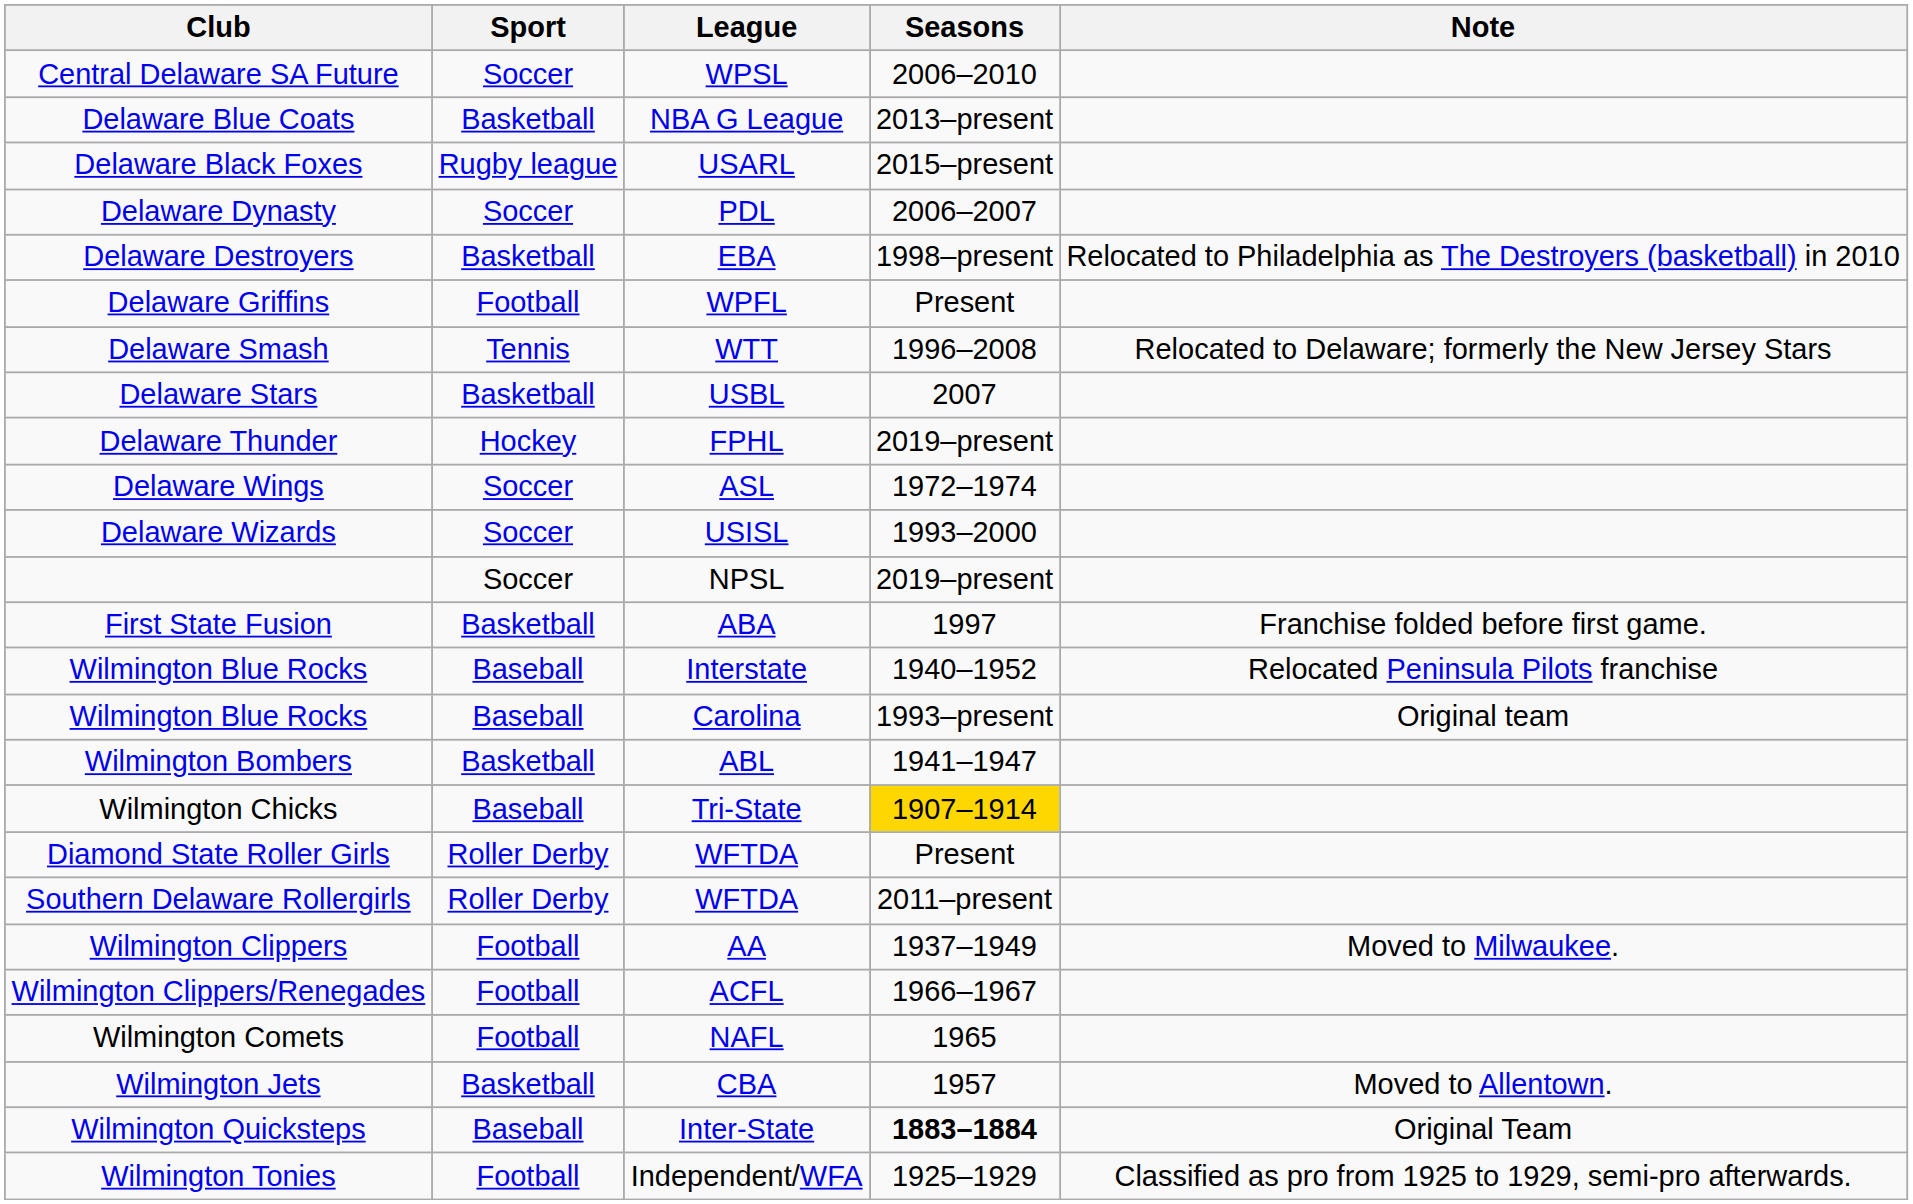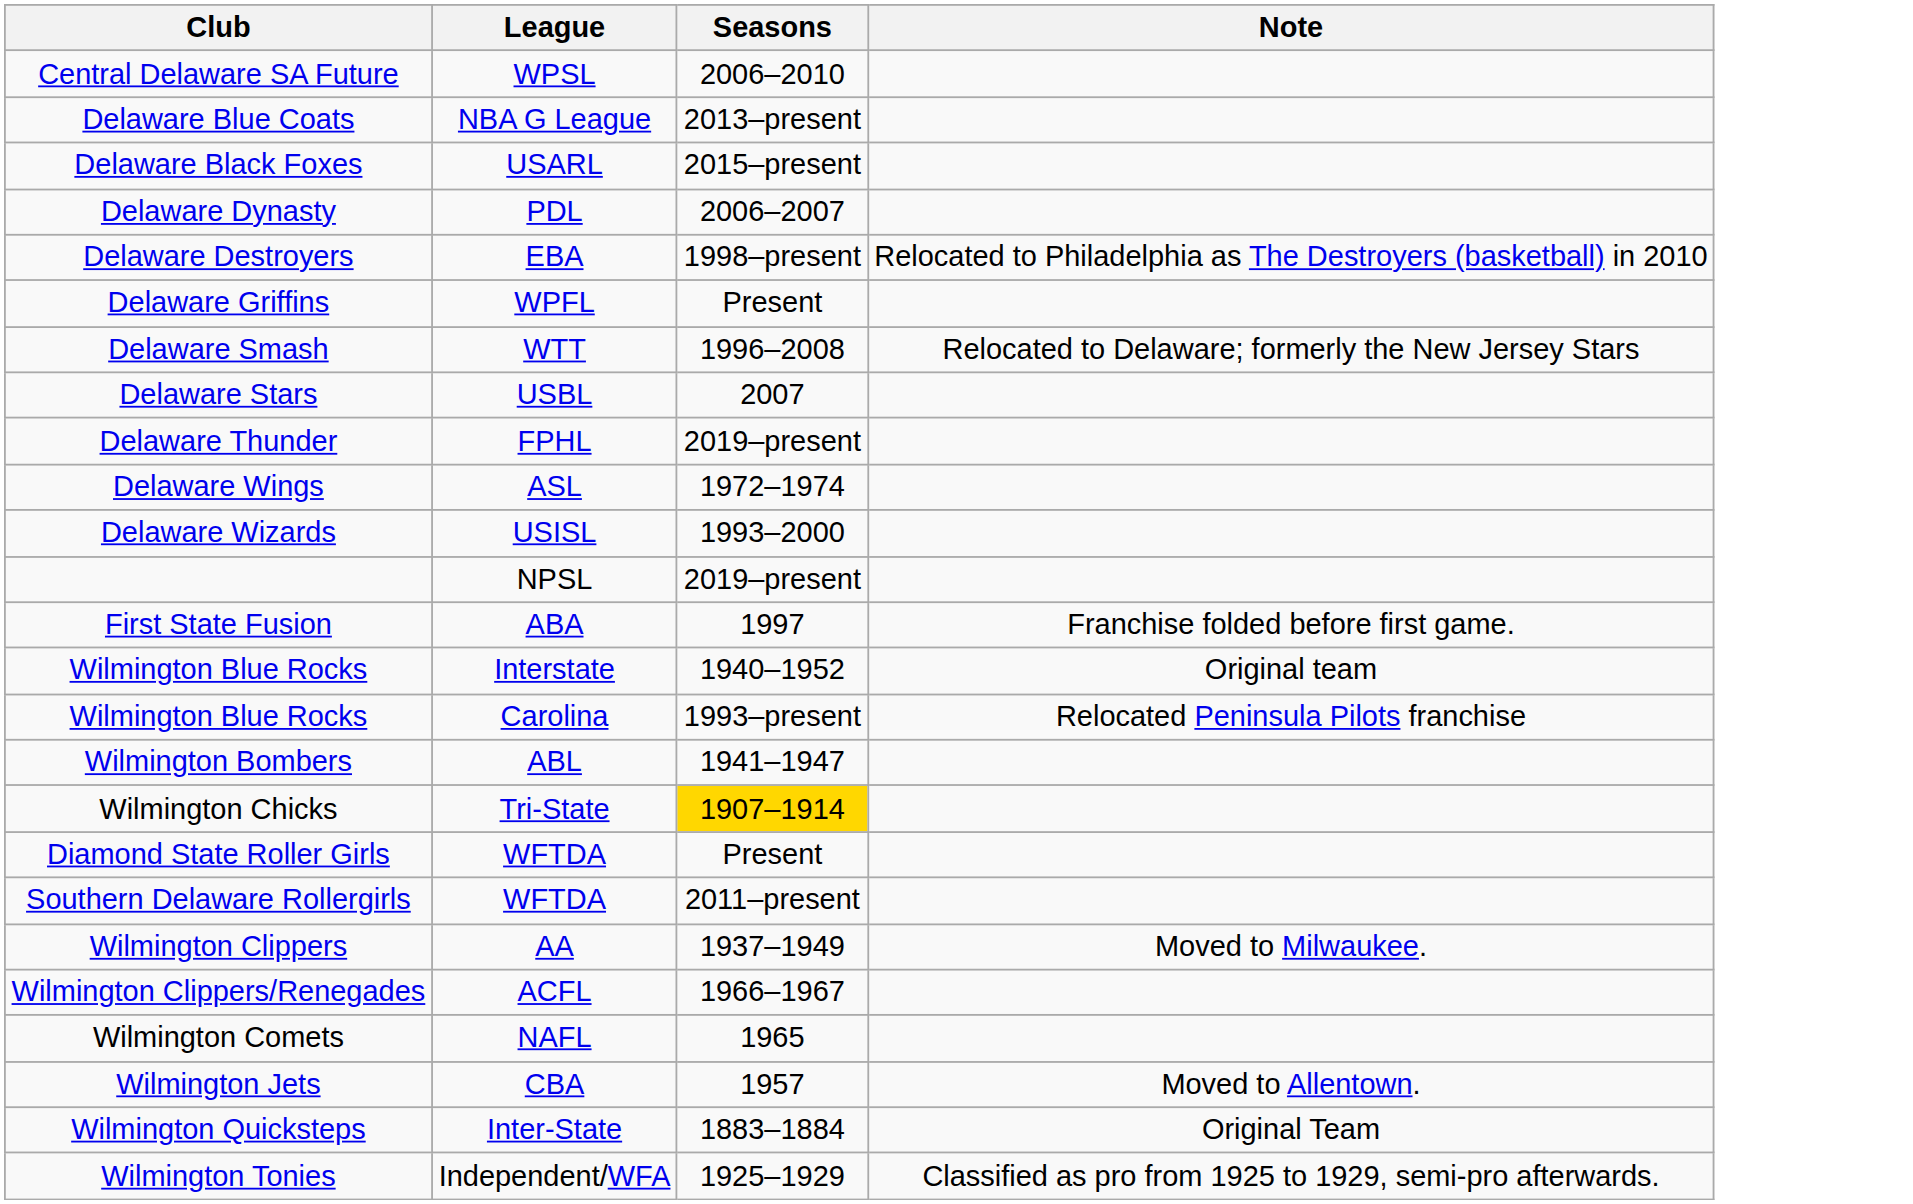- column: (528, 27)
(1483, 670) Relocated Peninsula Pilots franchise -> (1291, 670) Original team
(1483, 716) Original team -> (1291, 716) Relocated Peninsula Pilots franchise
(964, 1129) bold -> (772, 1129) normal
